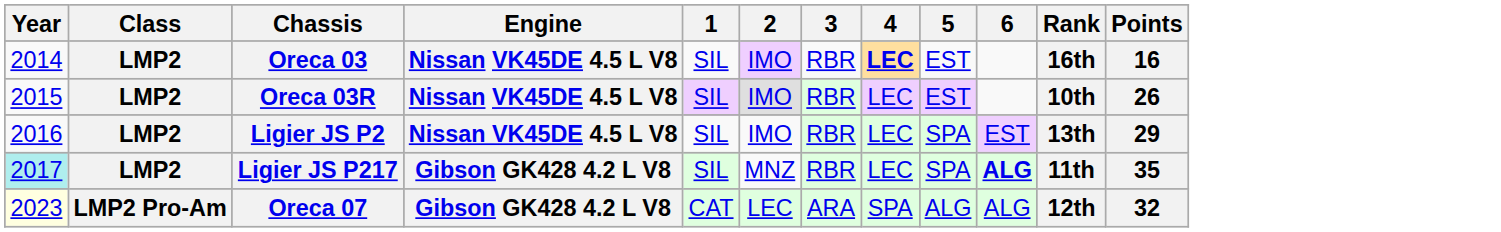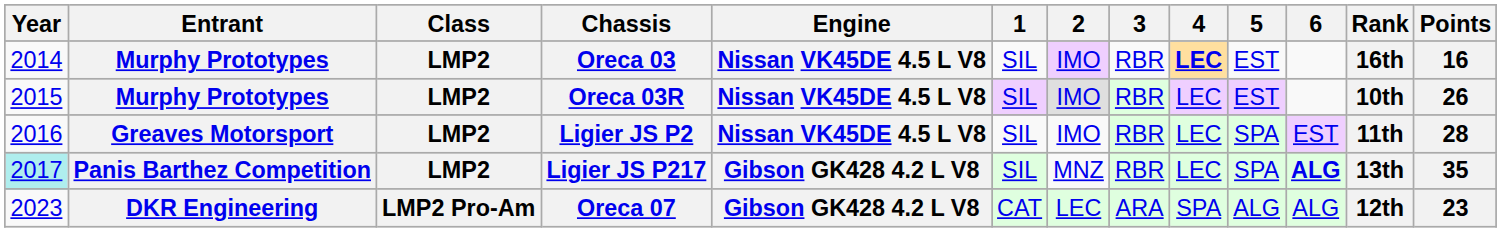+ column: (222, 23)
(1072, 134) 13th -> (1380, 134) 11th
(1147, 134) 29 -> (1455, 134) 28
(1072, 170) 11th -> (1380, 170) 13th
(36, 207) lightyellow background -> (36, 207) no background
(1147, 207) 32 -> (1455, 207) 23
